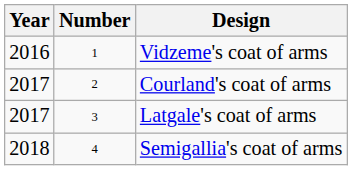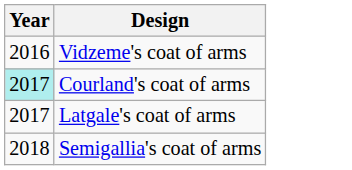- column: (95, 20)
(29, 84) no background -> (29, 84) paleturquoise background
